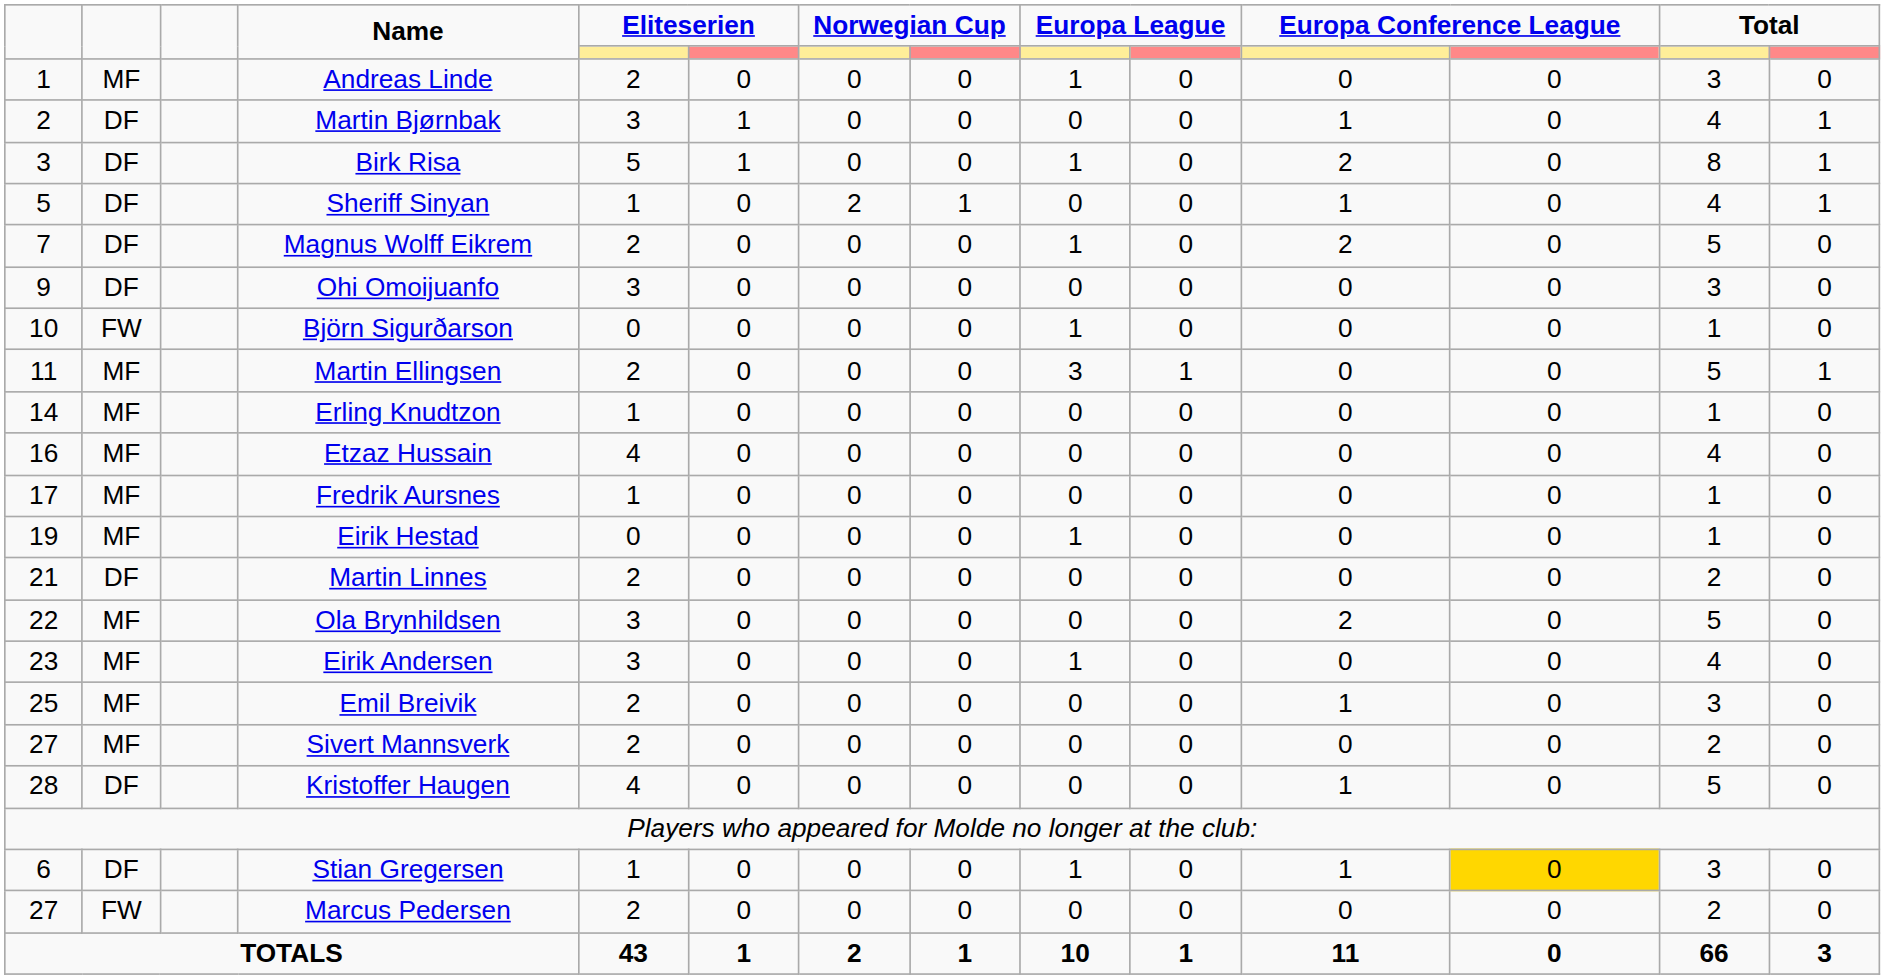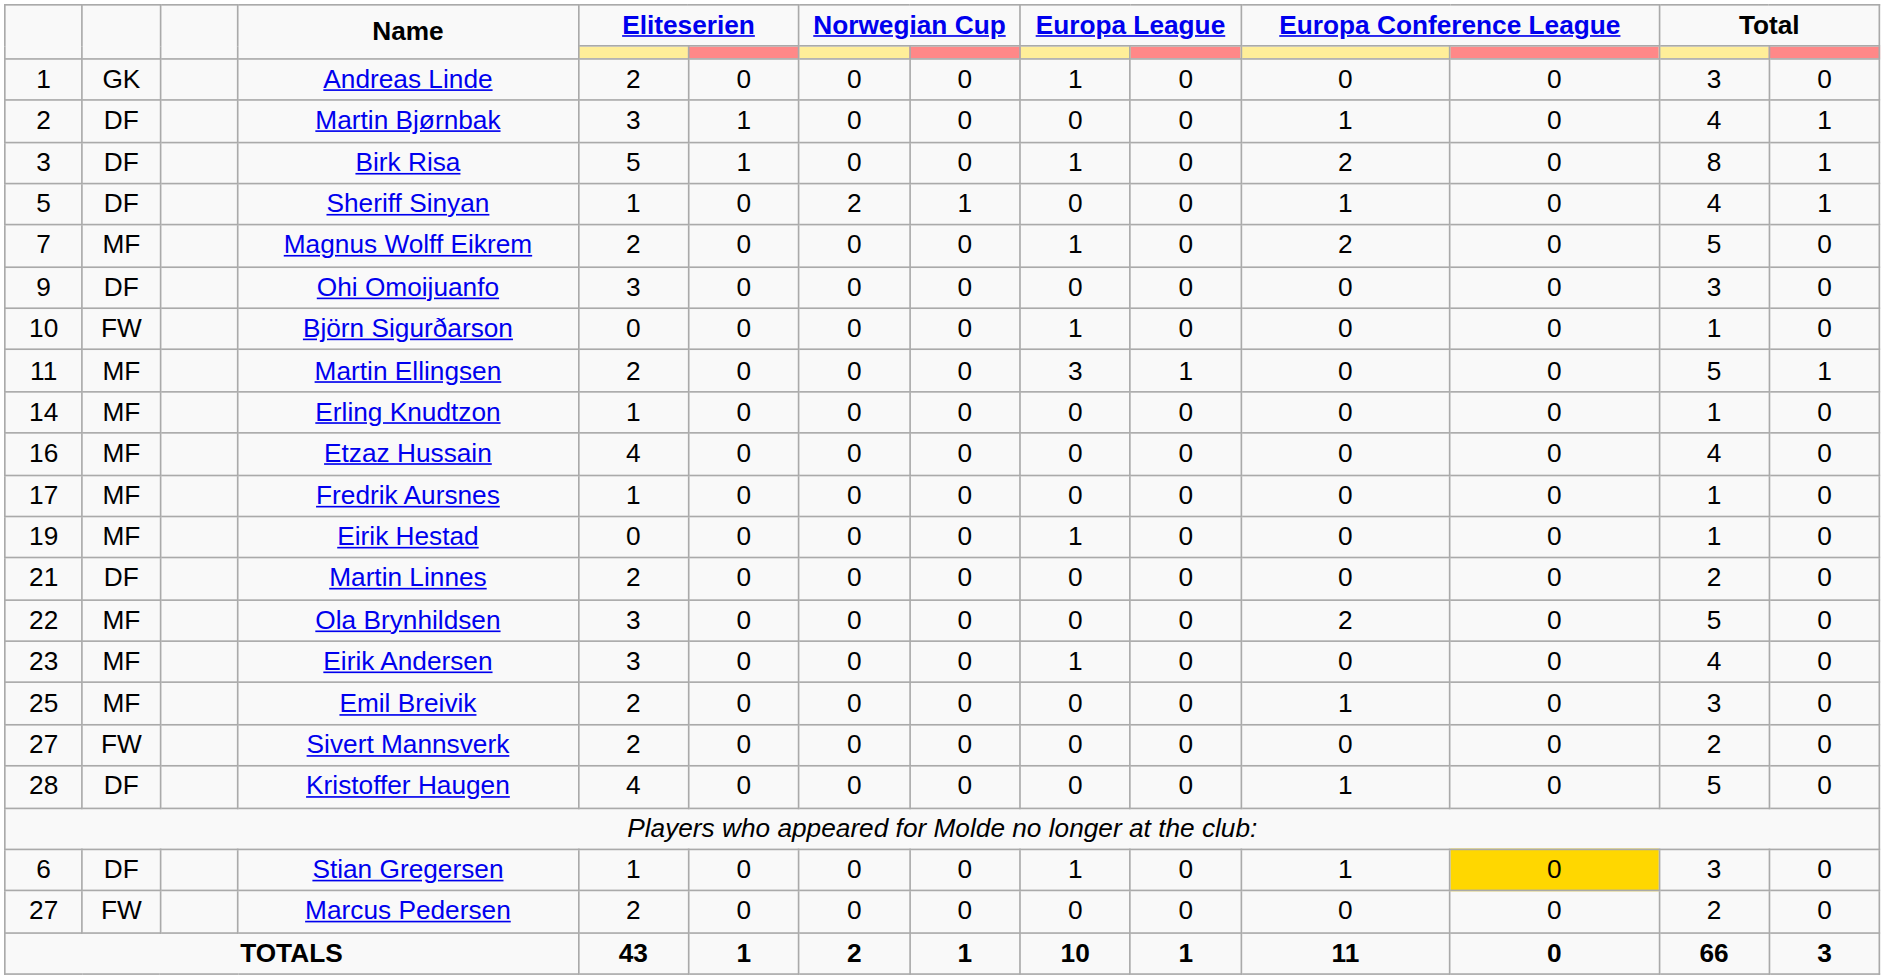(121, 79) MF -> (121, 79) GK
(121, 245) DF -> (121, 245) MF
(121, 744) MF -> (121, 744) FW
